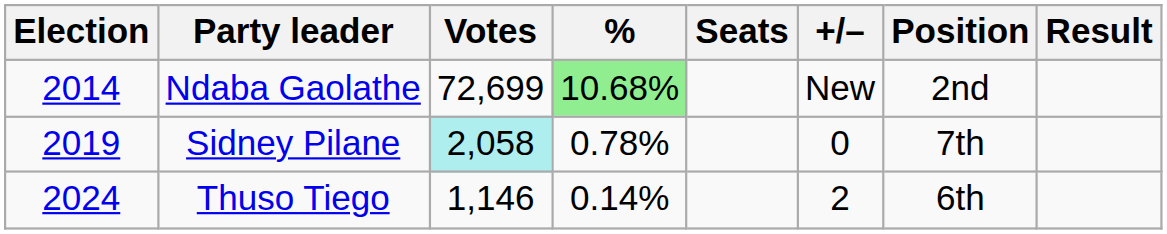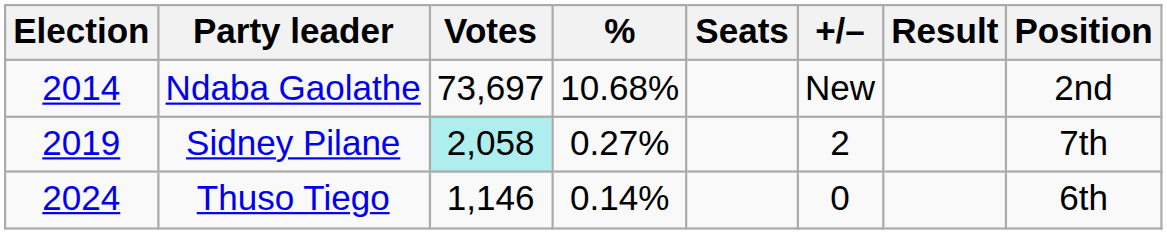columns swapped: (960, 32) <-> (1099, 32)
(491, 87) 72,699 -> (491, 87) 73,697
(620, 87) lightgreen background -> (620, 87) no background
(620, 143) 0.78% -> (620, 143) 0.27%
(840, 143) 0 -> (840, 143) 2
(840, 198) 2 -> (840, 198) 0
